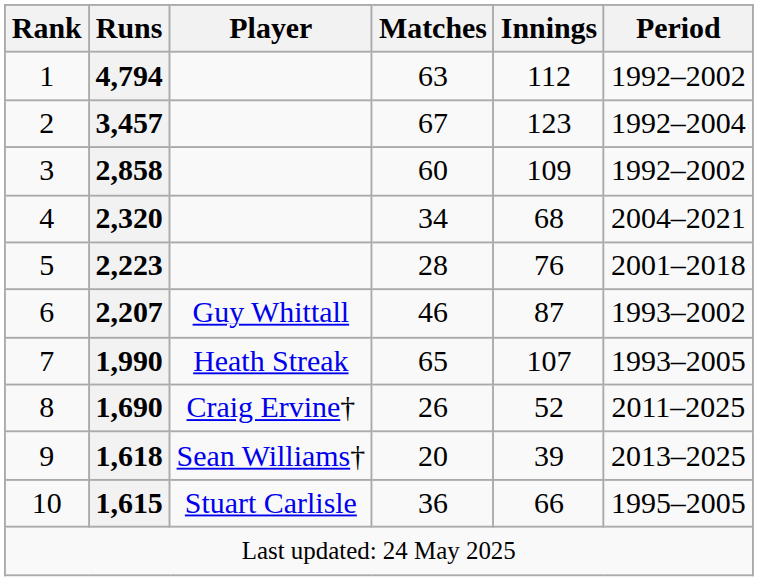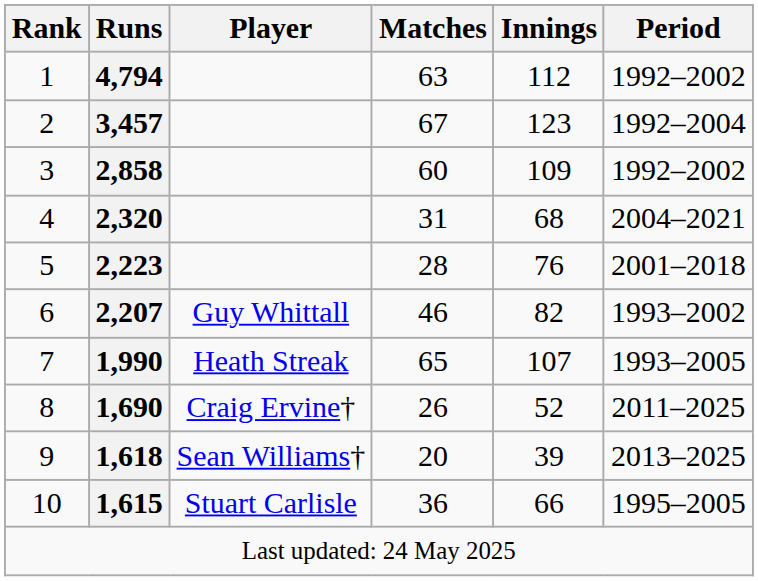(433, 218) 34 -> (433, 218) 31
(549, 312) 87 -> (549, 312) 82
